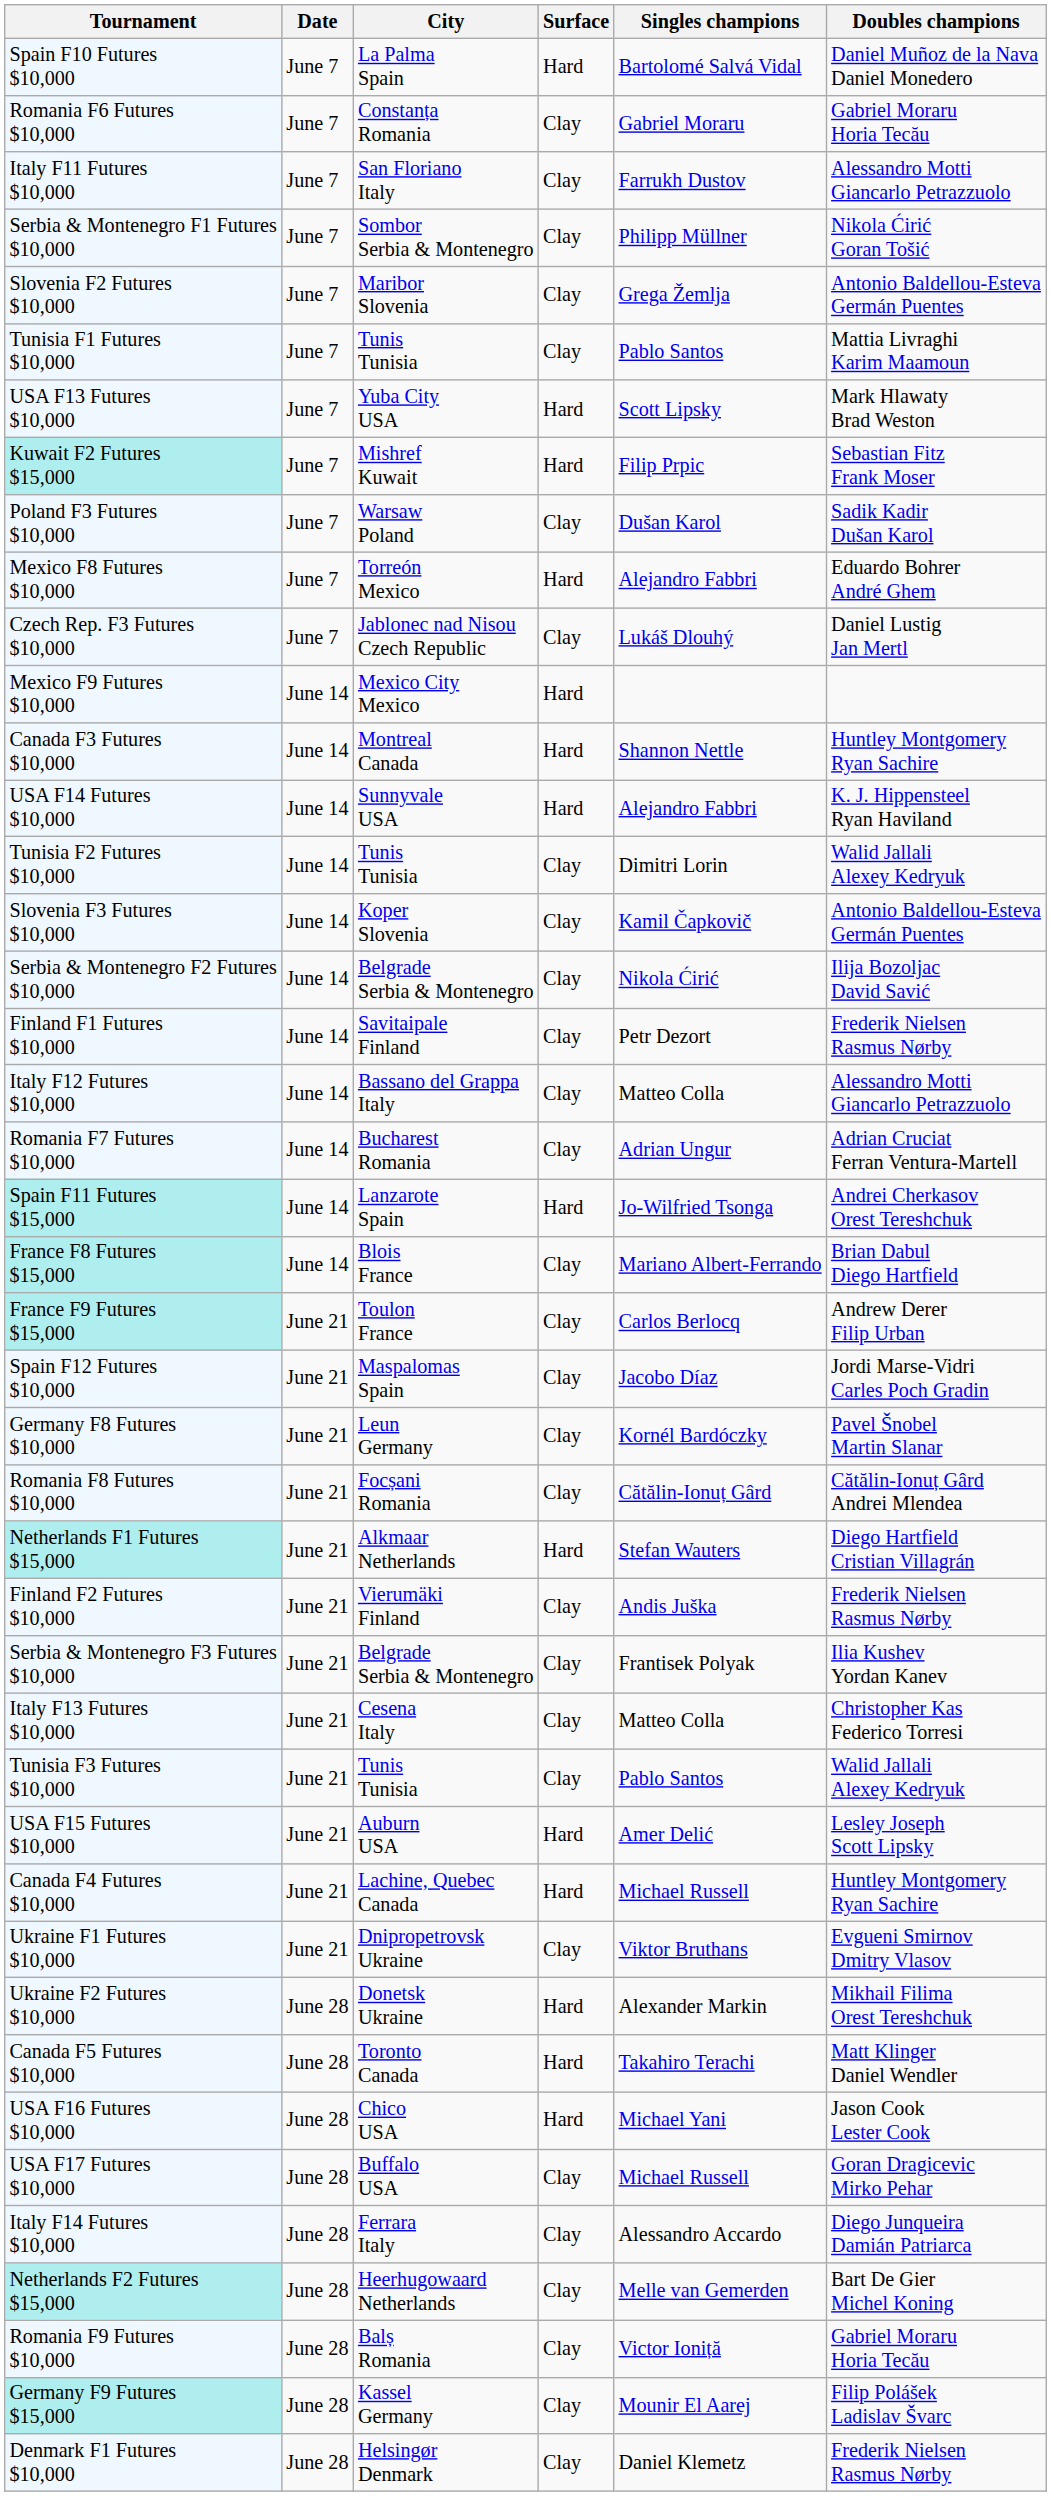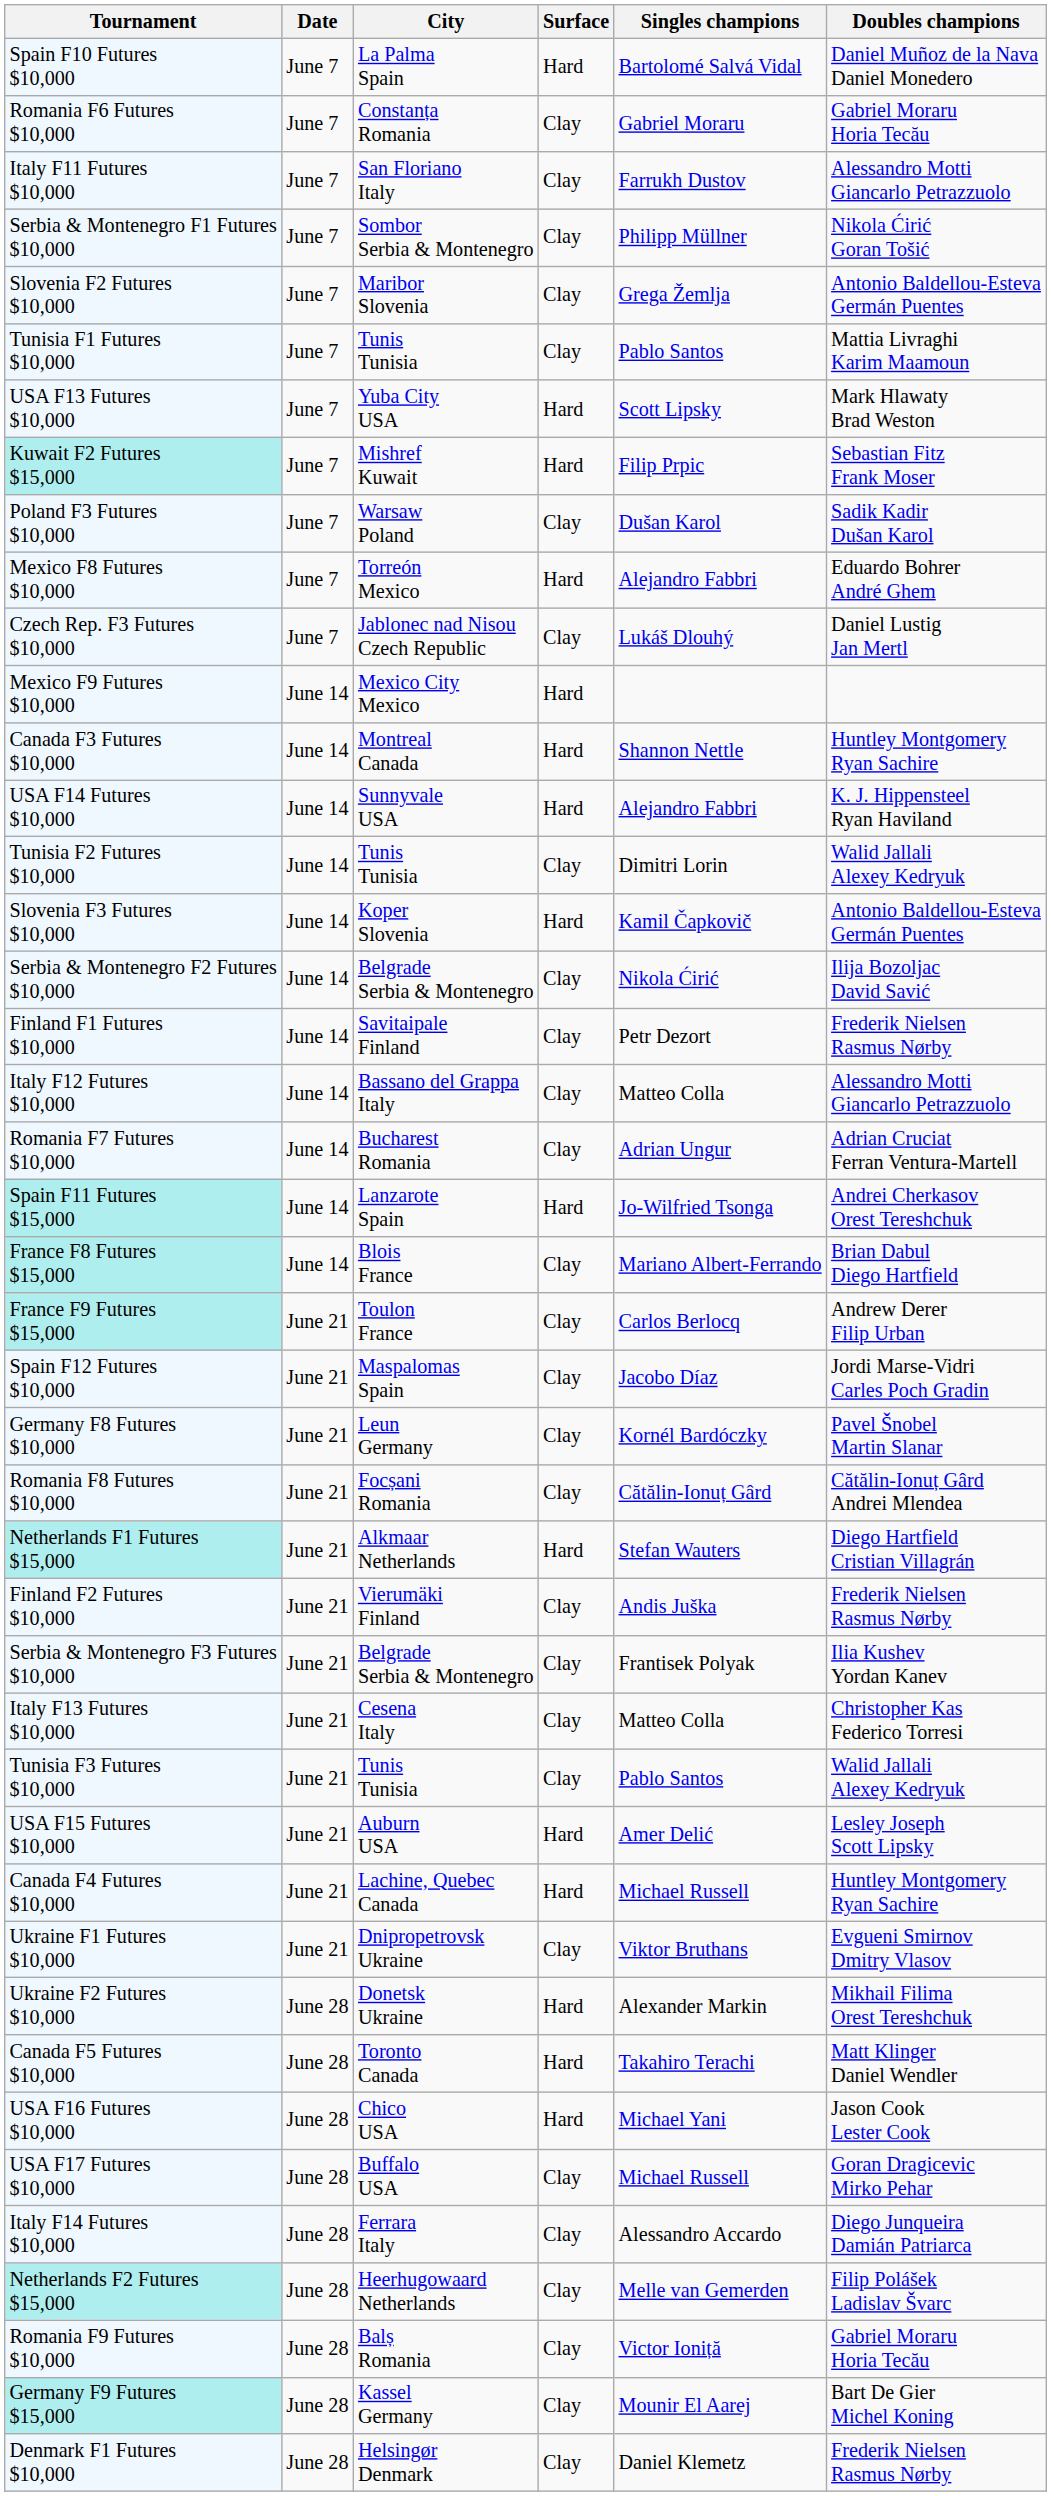(562, 922) Clay -> (563, 922) Hard
(892, 2291) Bart De Gier Michel Koning -> (891, 2291) Filip Polášek Ladislav Švarc
(891, 2405) Filip Polášek Ladislav Švarc -> (892, 2405) Bart De Gier Michel Koning
